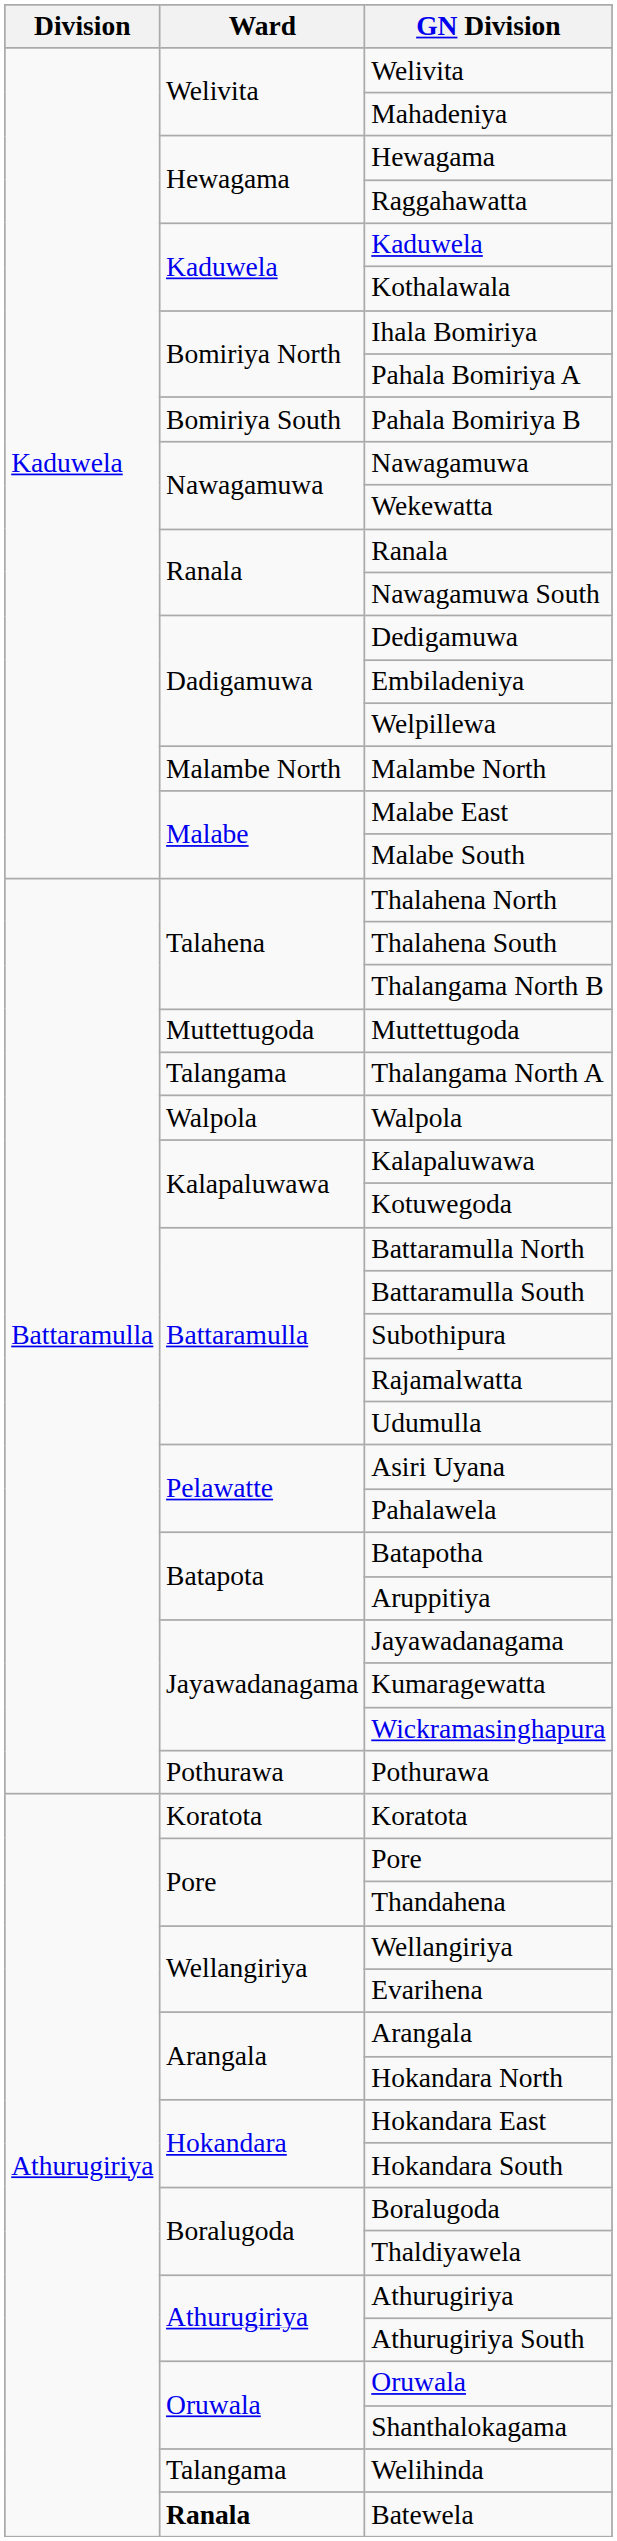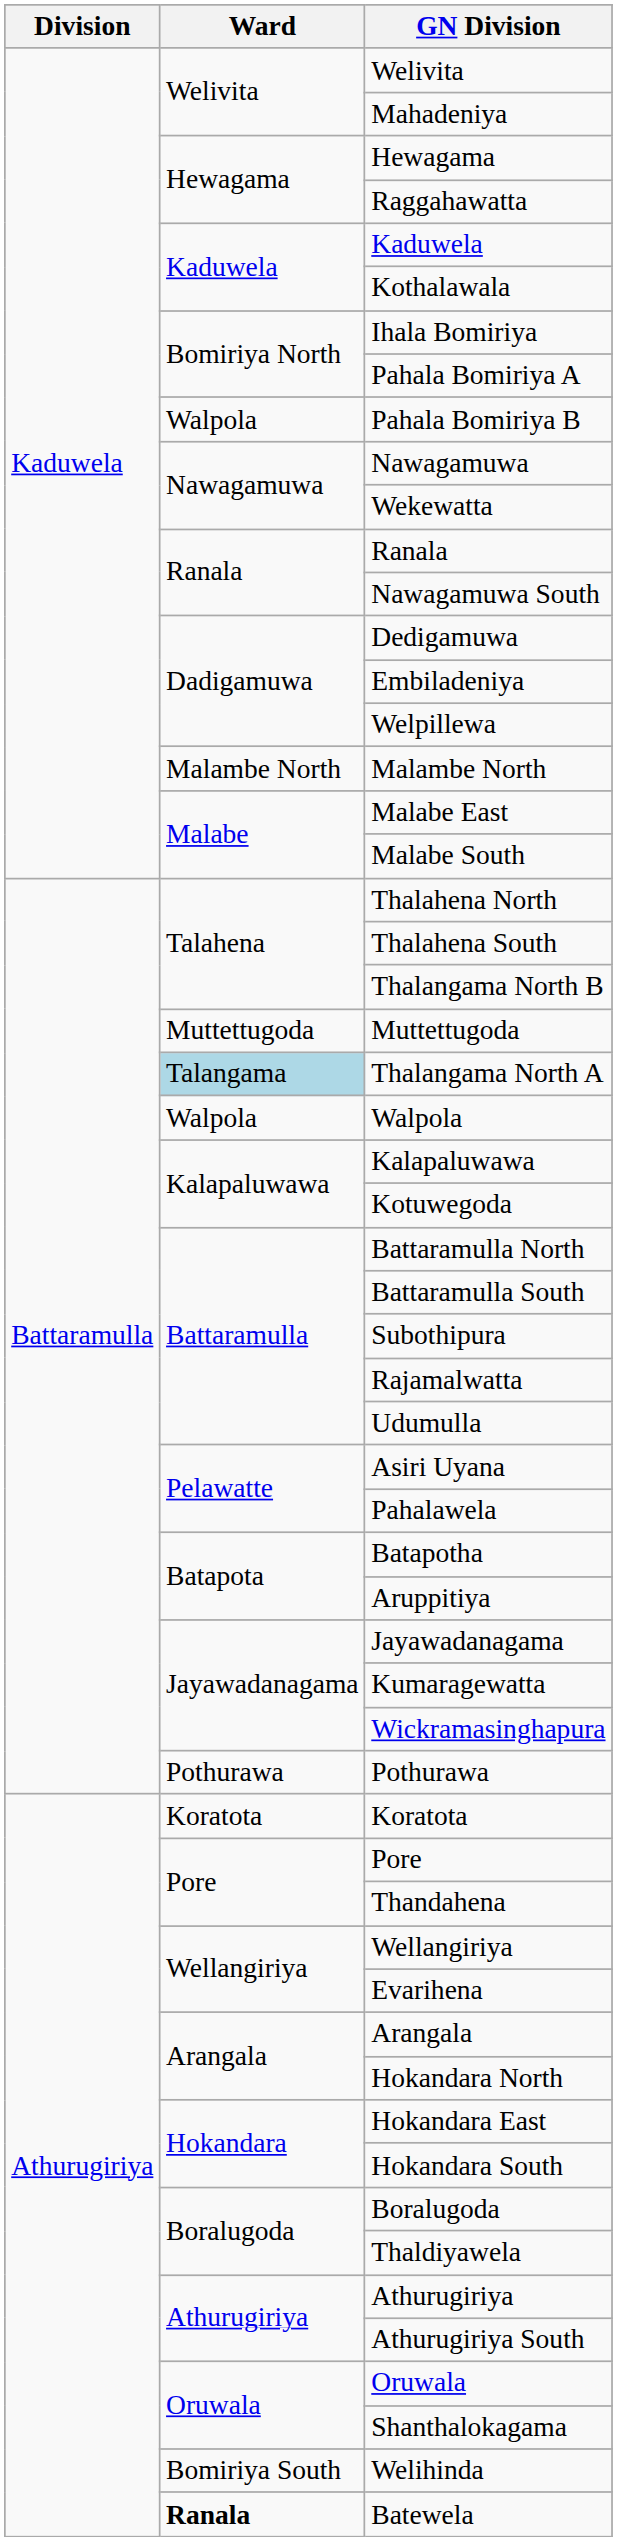(254, 419) Bomiriya South -> (212, 419) Walpola
(226, 1073) no background -> (226, 1073) lightblue background
(226, 2470) Talangama -> (254, 2470) Bomiriya South
